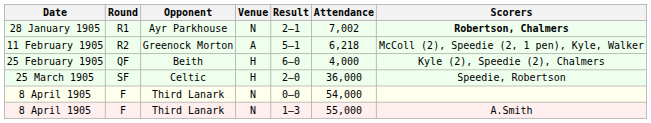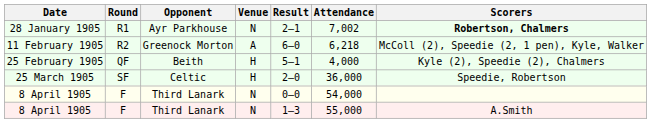(291, 45) 5–1 -> (291, 45) 6–0
(291, 61) 6–0 -> (291, 61) 5–1
